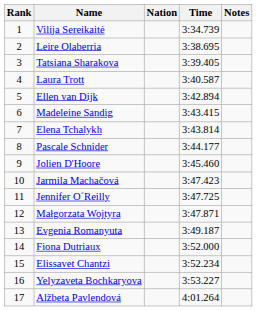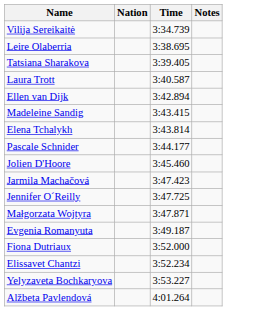- column: (19, 12)
